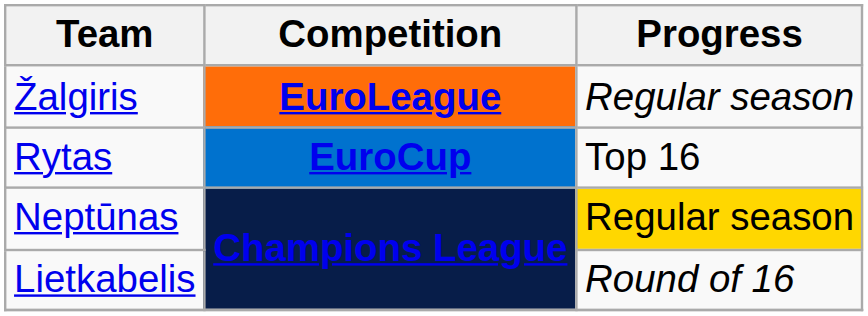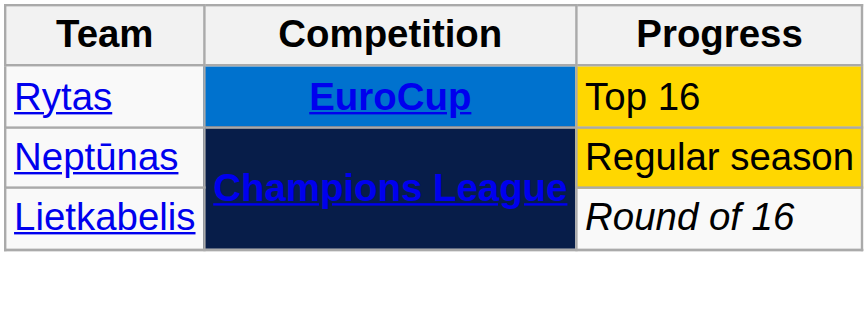- row: (76, 95)
(643, 156) no background -> (643, 95) gold background
